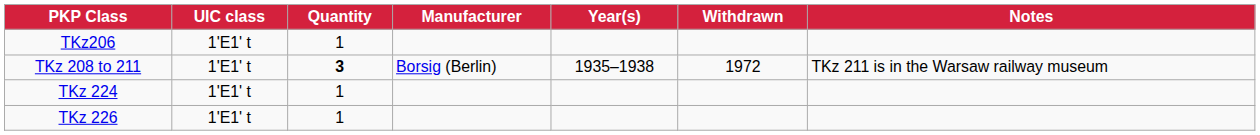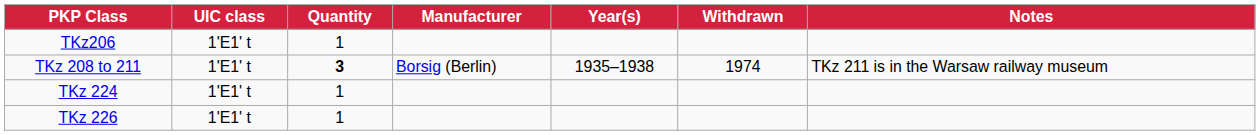(743, 67) 1972 -> (743, 67) 1974
